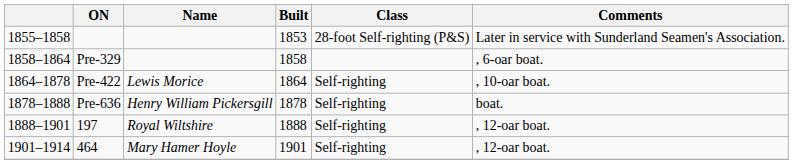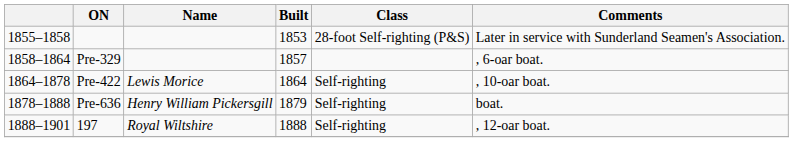(293, 59) 1858 -> (293, 59) 1857
(293, 103) 1878 -> (293, 103) 1879
- row: (39, 147)
